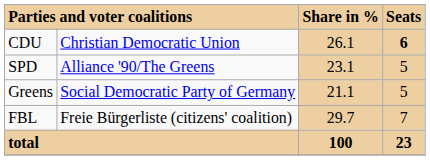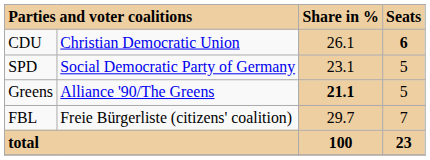(137, 67) Alliance '90/The Greens -> (178, 67) Social Democratic Party of Germany
(178, 92) Social Democratic Party of Germany -> (137, 92) Alliance '90/The Greens
(341, 92) normal -> (341, 92) bold
